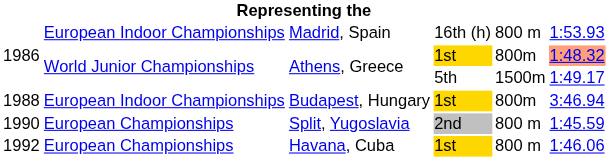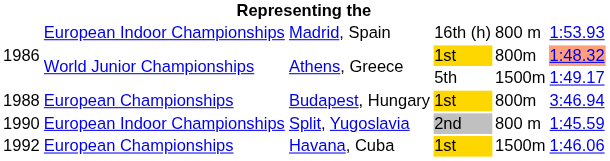(164, 100) European Indoor Championships -> (139, 100) European Championships
(139, 123) European Championships -> (164, 123) European Indoor Championships
(518, 146) 800 m -> (520, 146) 1500m
